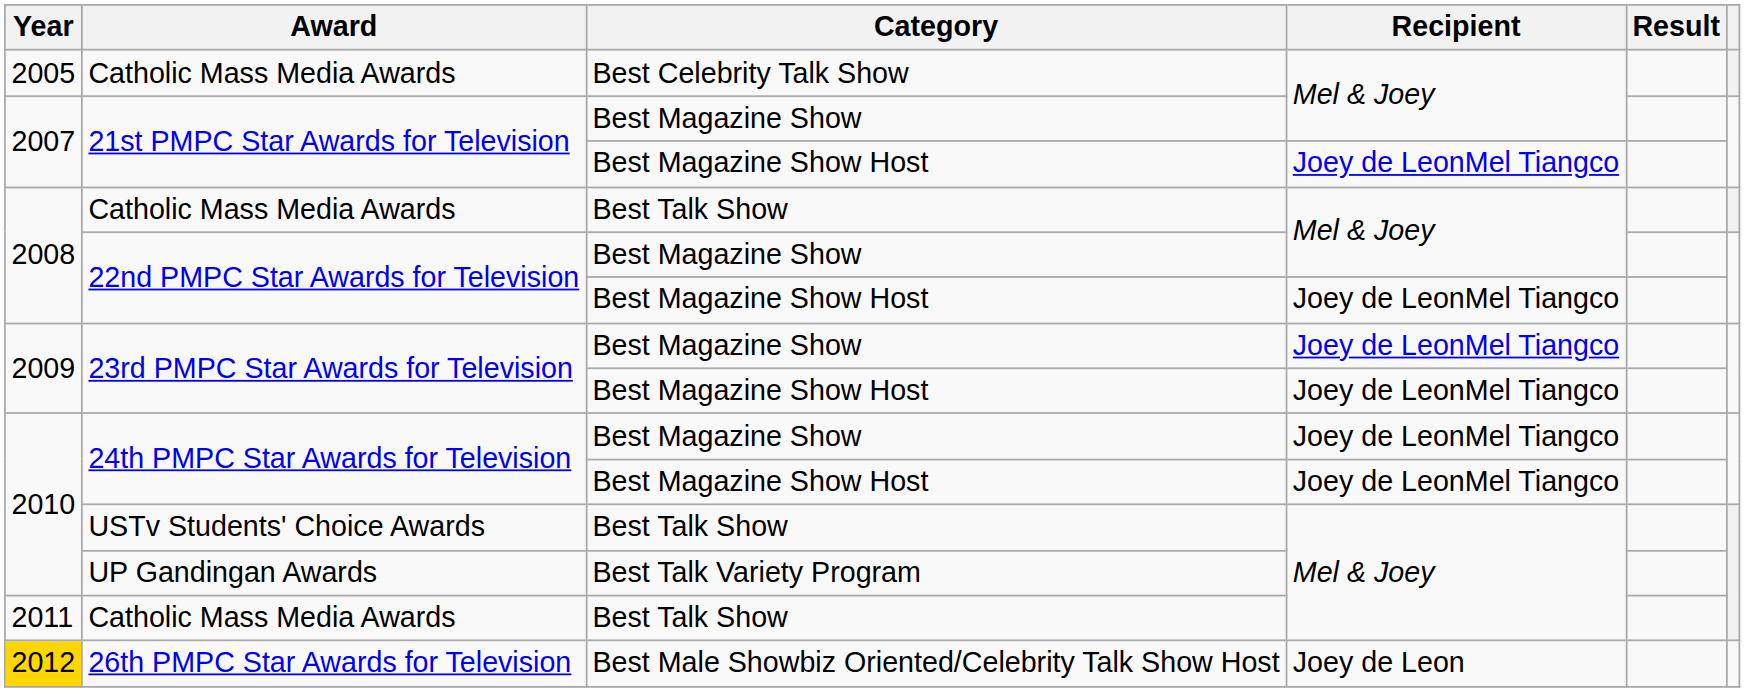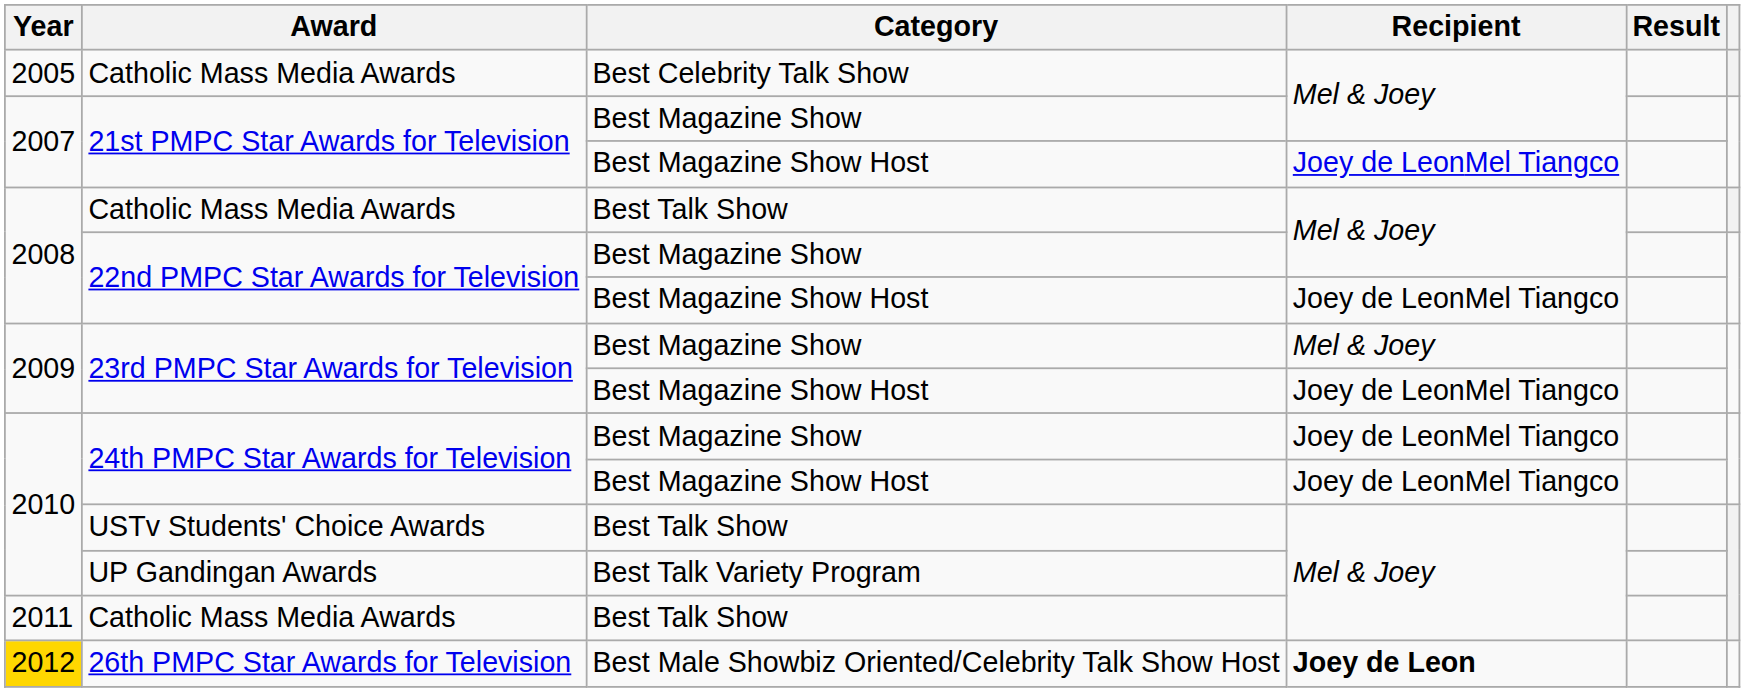(1456, 345) Joey de LeonMel Tiangco -> (1364, 345) Mel & Joey
(1379, 663) normal -> (1384, 663) bold
